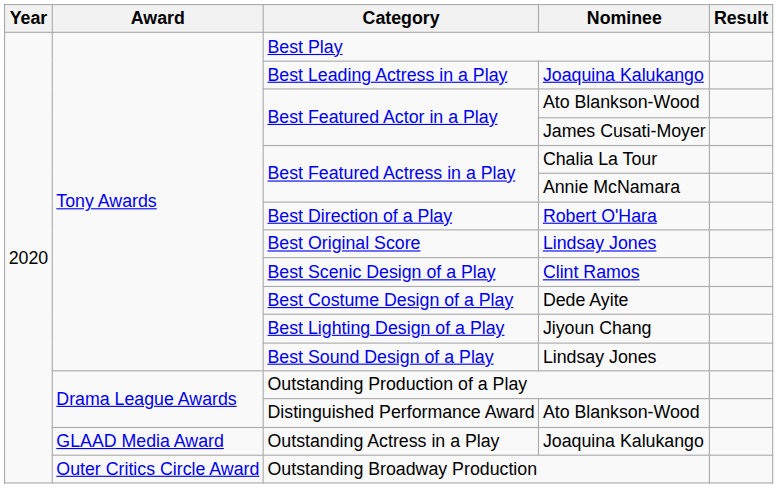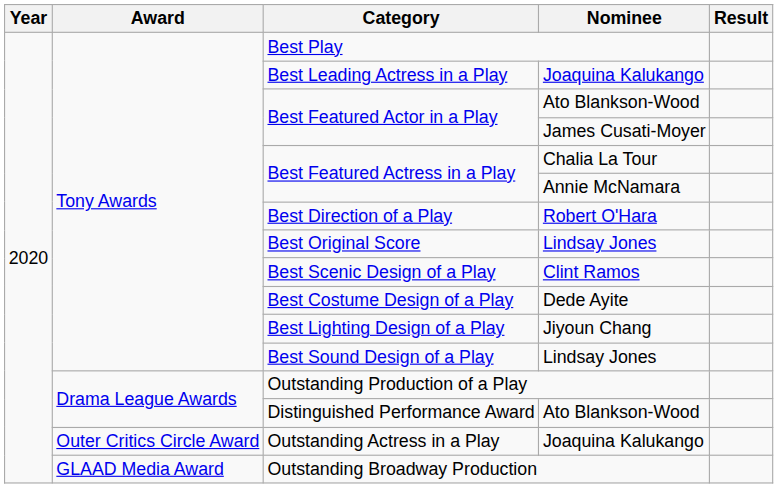(140, 441) GLAAD Media Award -> (158, 441) Outer Critics Circle Award
(158, 469) Outer Critics Circle Award -> (140, 469) GLAAD Media Award
